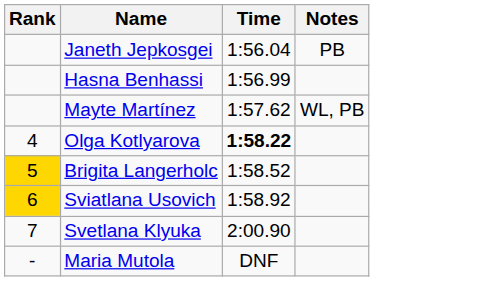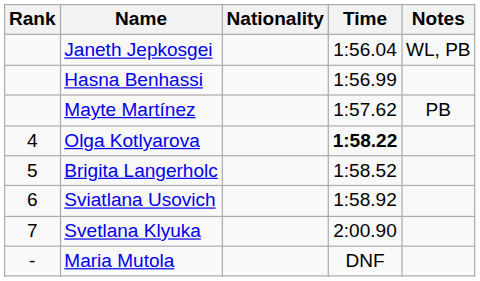+ column: (275, 19)
(332, 49) PB -> (438, 49) WL, PB
(332, 110) WL, PB -> (438, 110) PB
(32, 170) gold background -> (32, 170) no background
(32, 200) gold background -> (32, 200) no background
